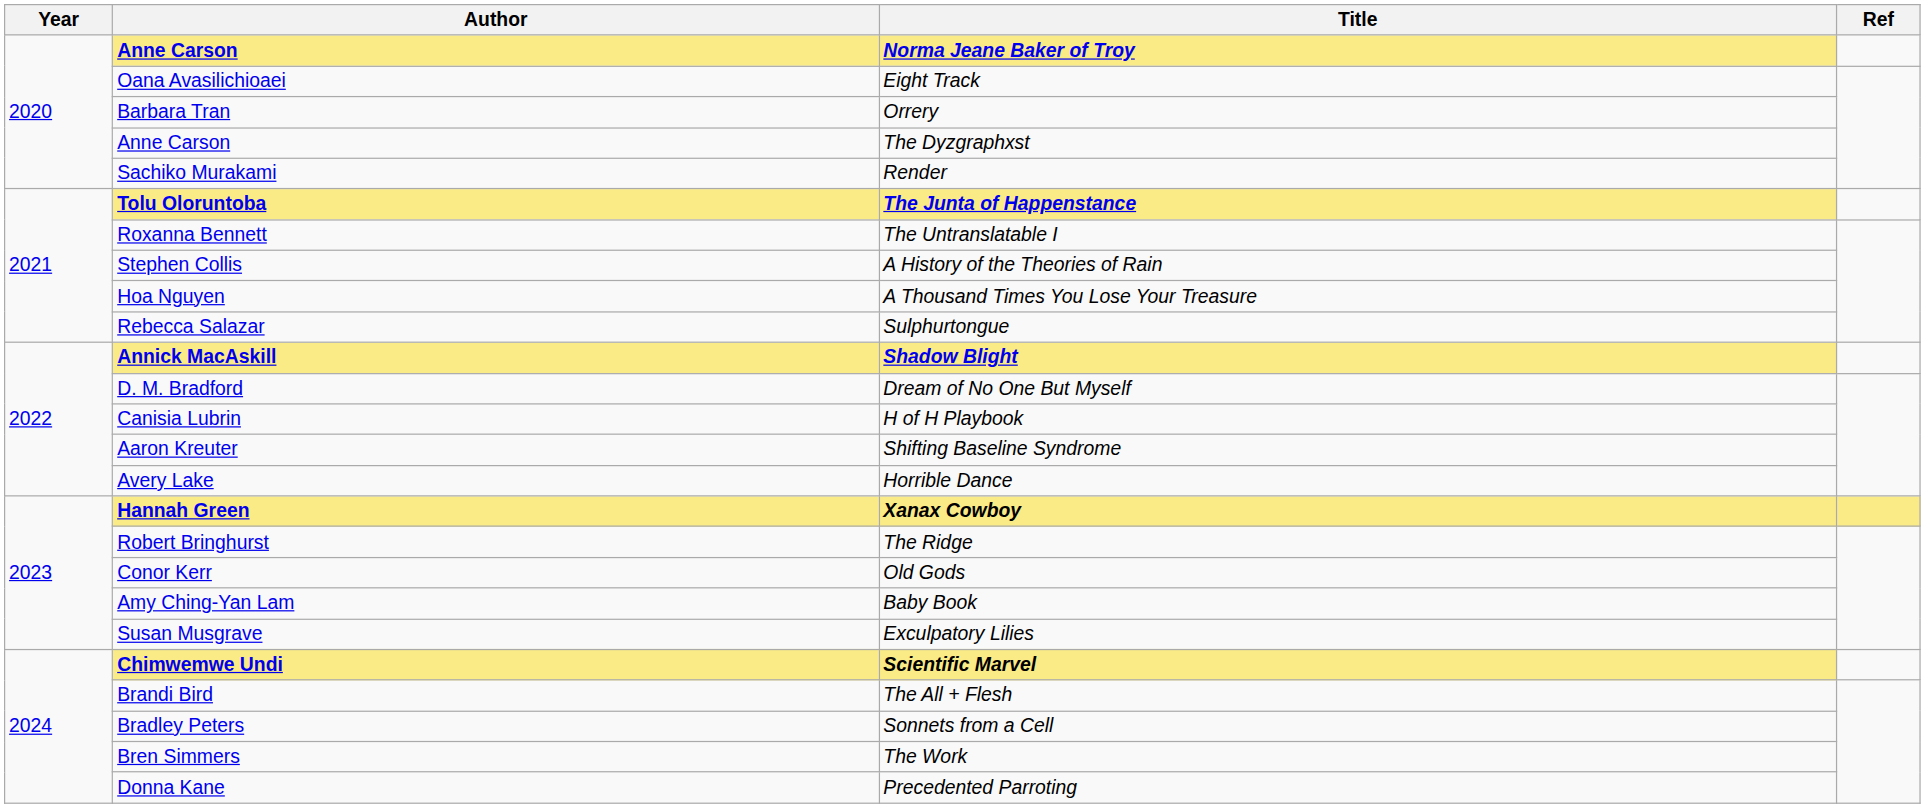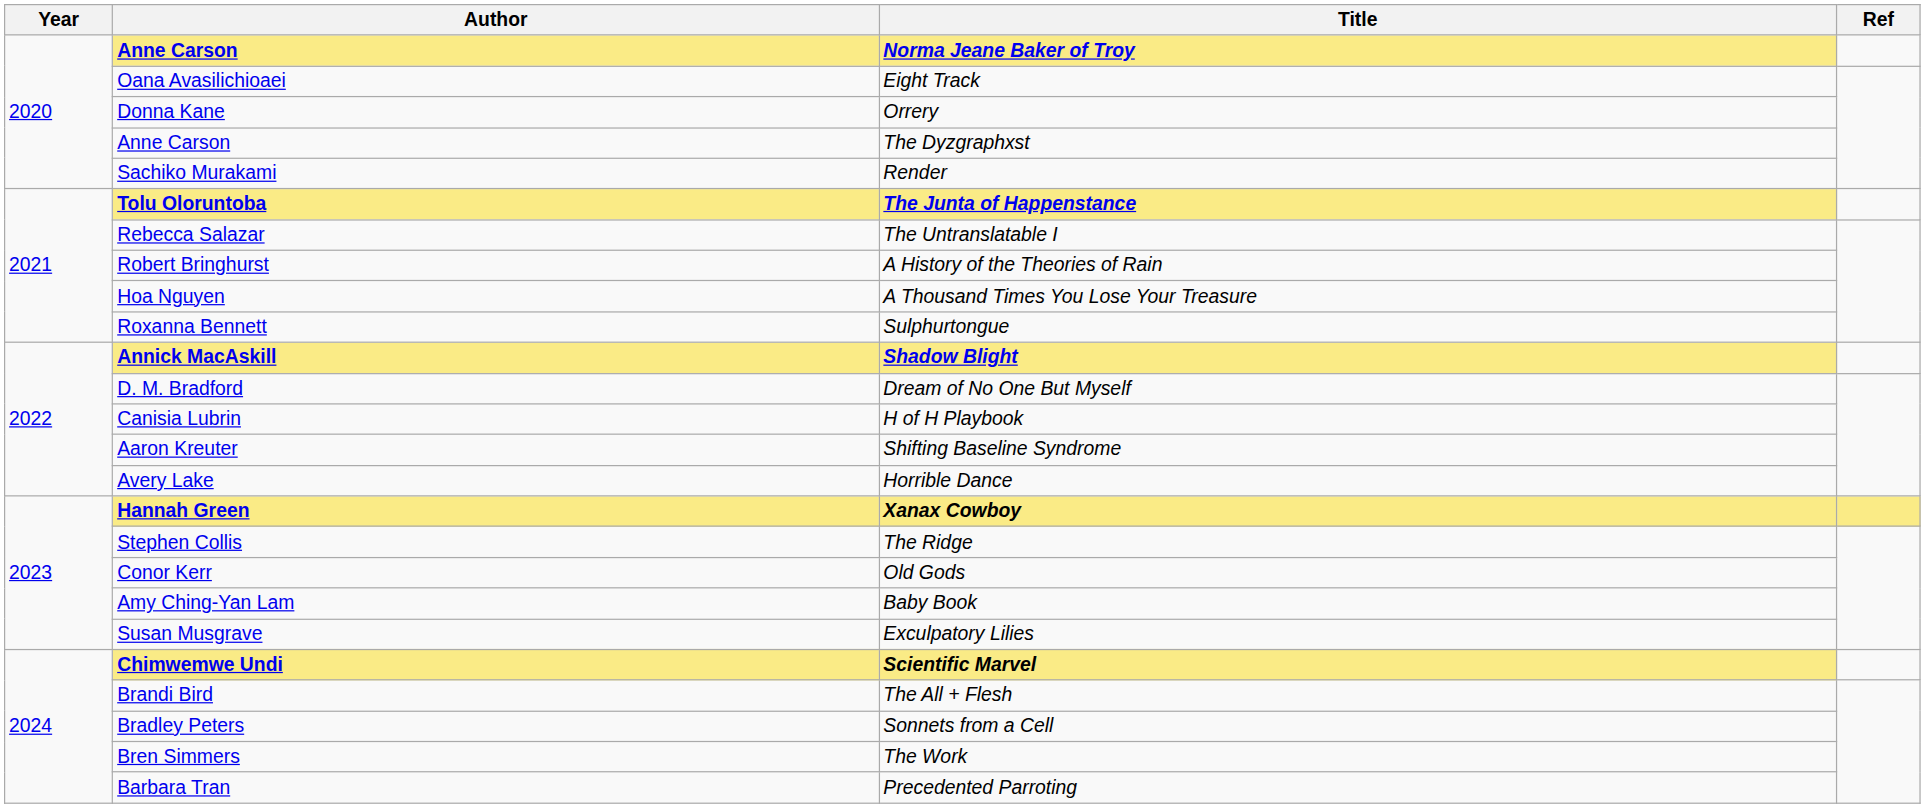(174, 111) Barbara Tran -> (171, 111) Donna Kane
(192, 234) Roxanna Bennett -> (191, 234) Rebecca Salazar
(180, 265) Stephen Collis -> (193, 265) Robert Bringhurst
(191, 326) Rebecca Salazar -> (192, 326) Roxanna Bennett
(193, 541) Robert Bringhurst -> (180, 541) Stephen Collis
(171, 787) Donna Kane -> (174, 787) Barbara Tran
